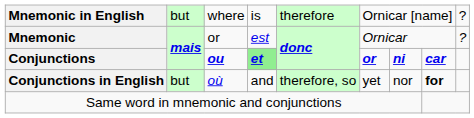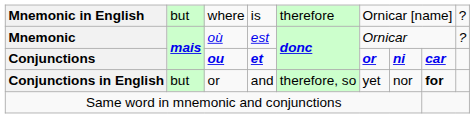(214, 37) or -> (215, 37) où
(257, 59) lightgreen background -> (257, 59) no background
(215, 80) où -> (214, 80) or
